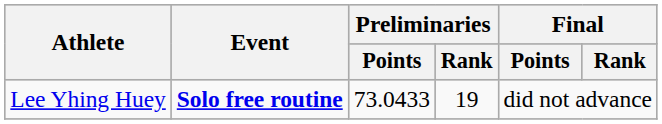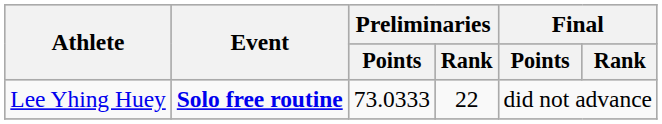(392, 99) 73.0433 -> (392, 99) 73.0333
(467, 99) 19 -> (467, 99) 22
